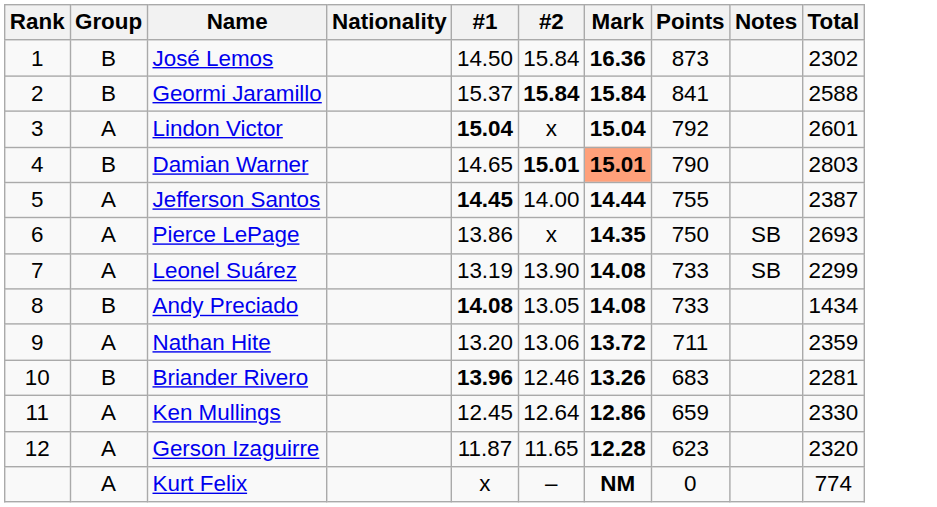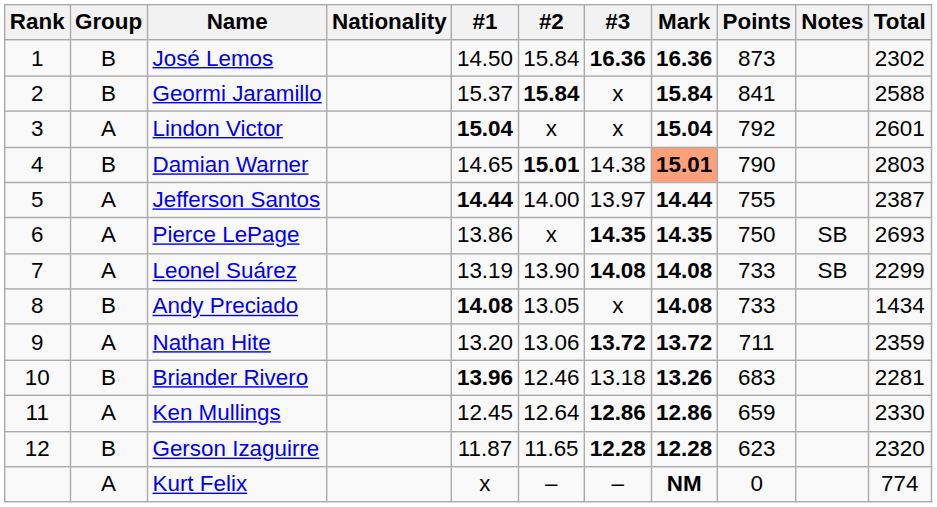+ column: (618, 22)
(485, 199) 14.45 -> (485, 199) 14.44
(109, 448) A -> (109, 448) B
